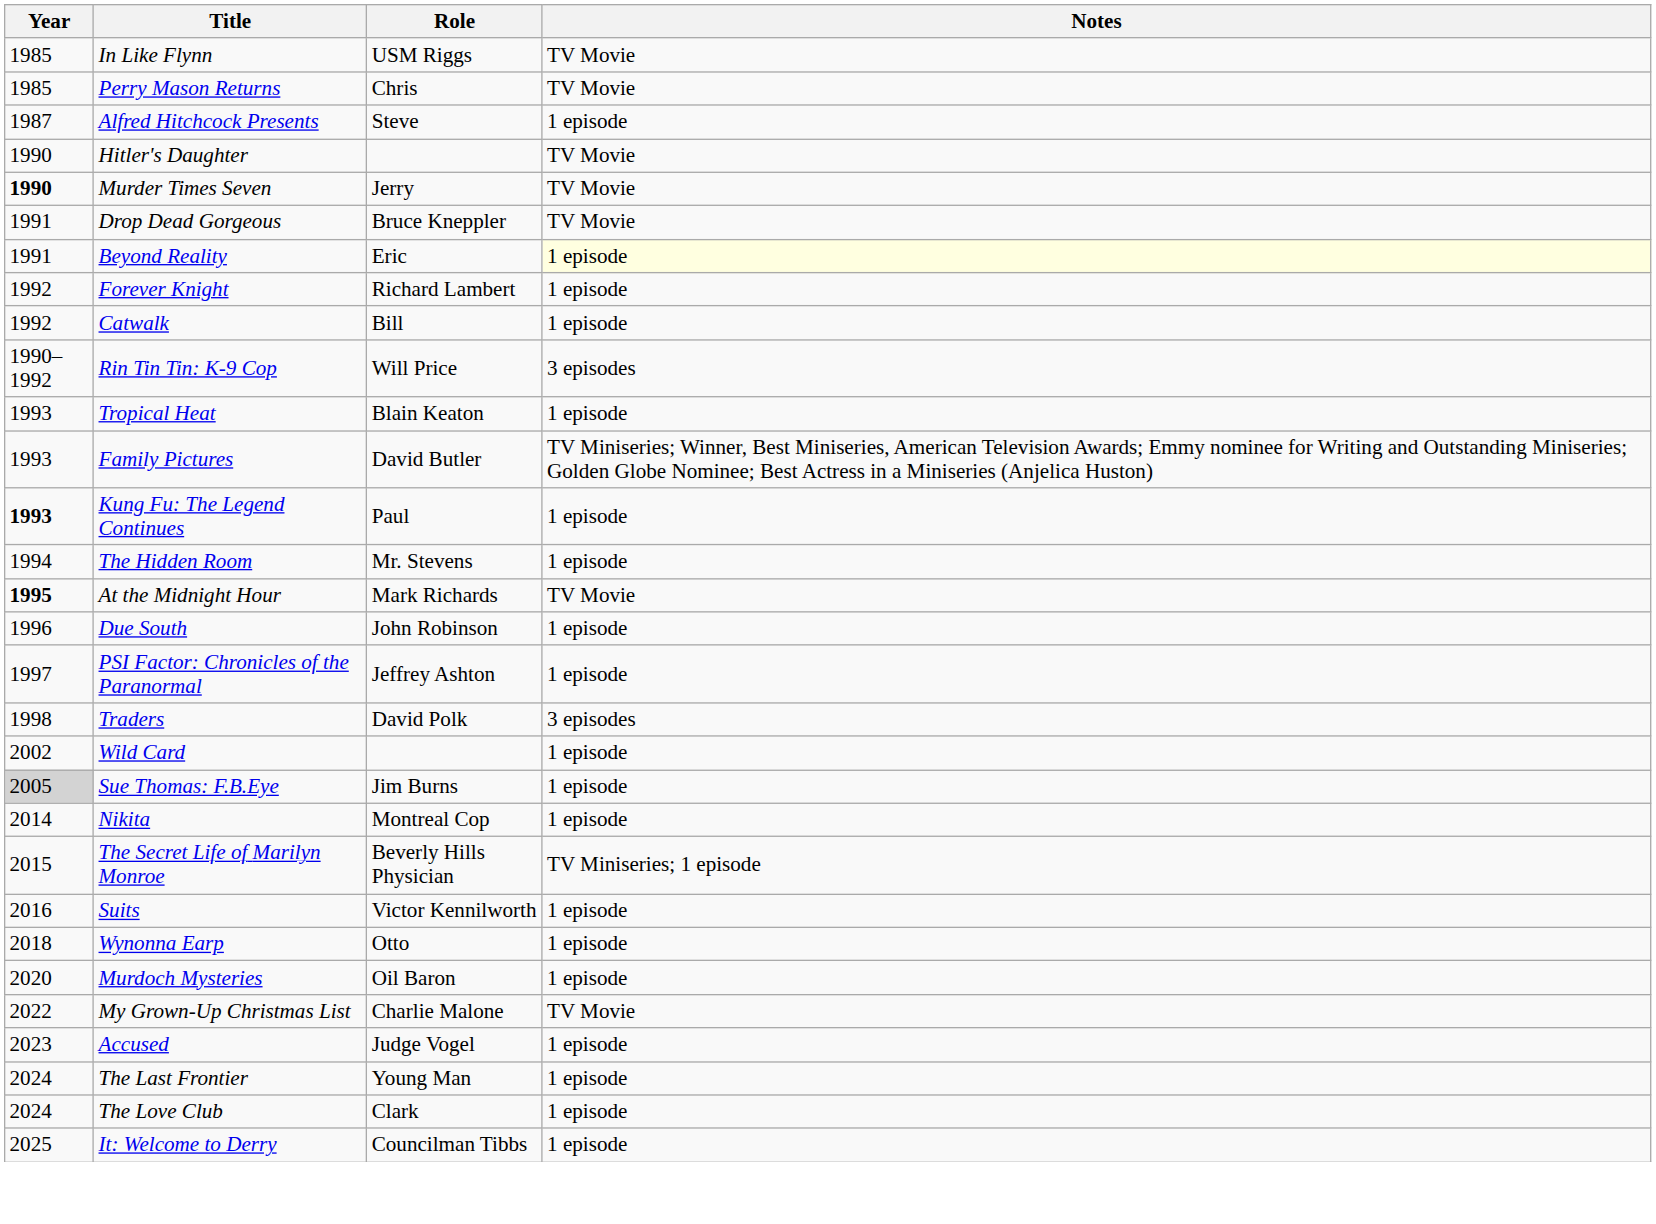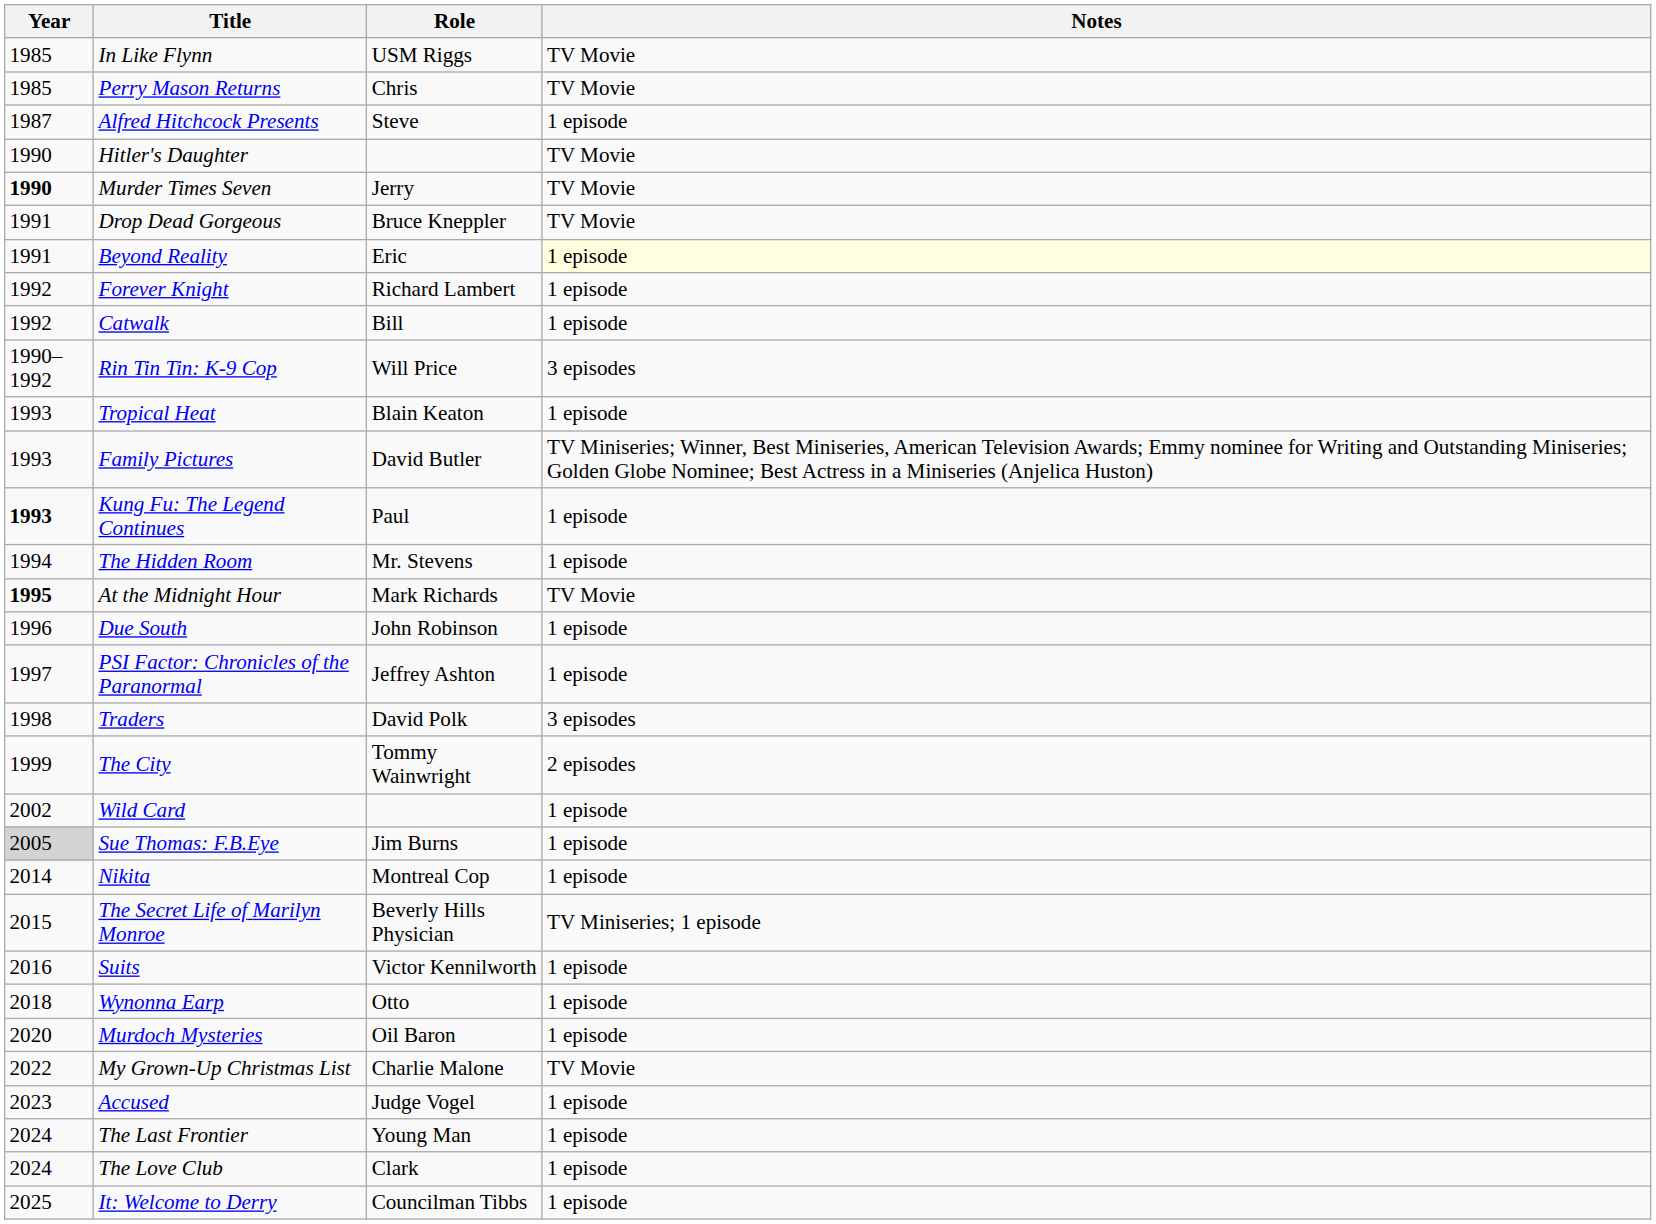+ row: (135, 764)
